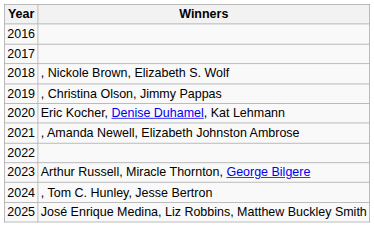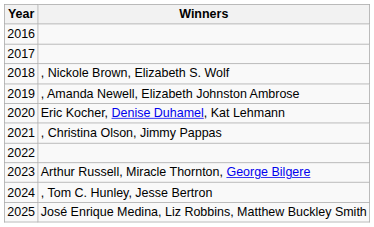(131, 93) , Christina Olson, Jimmy Pappas -> (170, 93) , Amanda Newell, Elizabeth Johnston Ambrose
(170, 133) , Amanda Newell, Elizabeth Johnston Ambrose -> (131, 133) , Christina Olson, Jimmy Pappas
